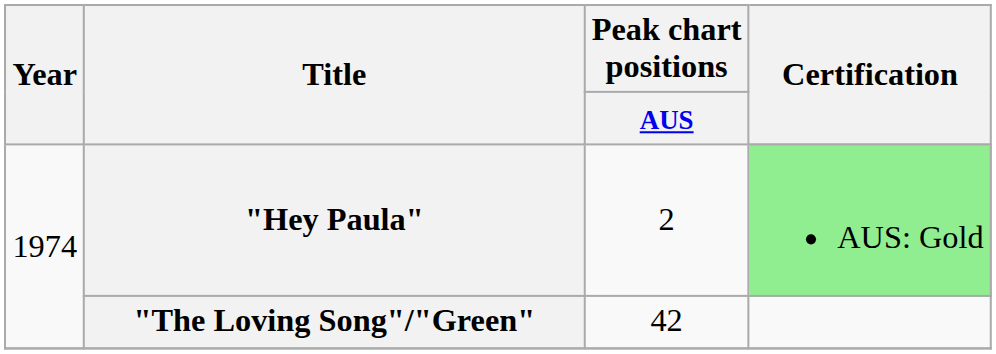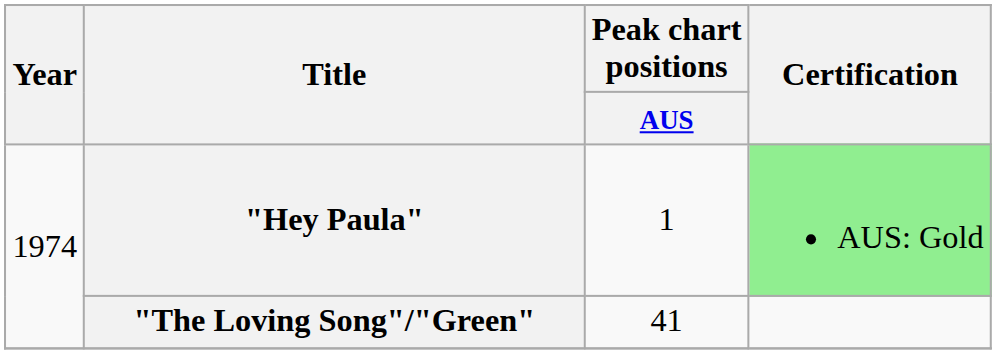(667, 219) 2 -> (667, 219) 1
(667, 321) 42 -> (667, 321) 41
